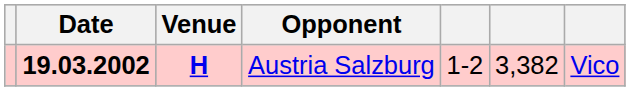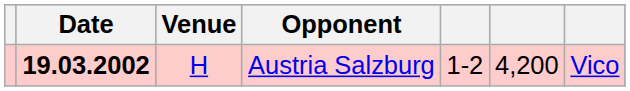(199, 65) bold -> (199, 65) normal
(527, 65) 3,382 -> (527, 65) 4,200
